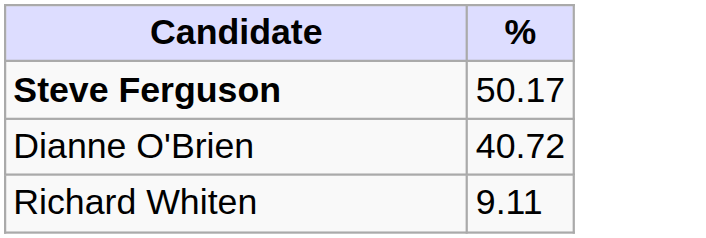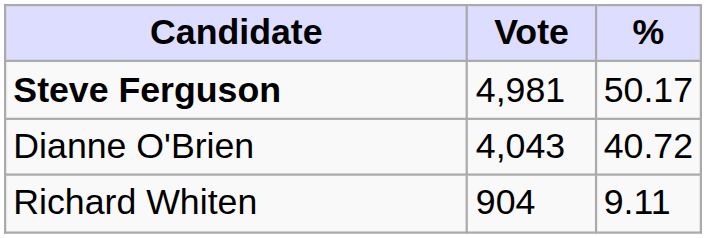+ column: (532, 32)
